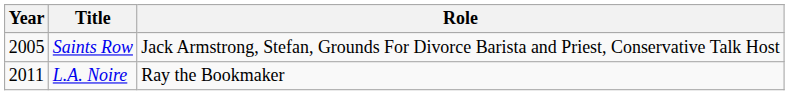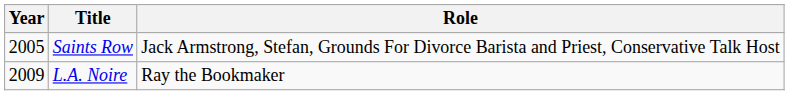(26, 75) 2011 -> (27, 75) 2009
